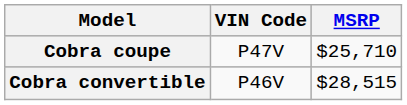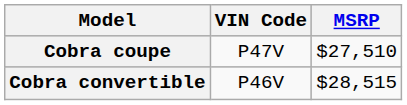(357, 52) $25,710 -> (357, 52) $27,510
